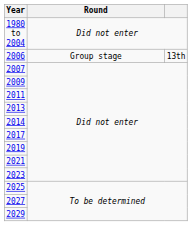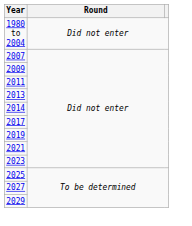- row: (16, 56)
